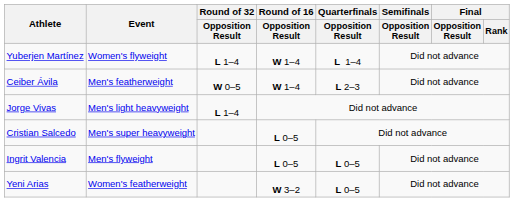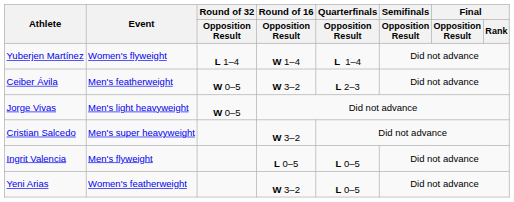(286, 87) W 1–4 -> (286, 87) W 3–2
(227, 113) L 1–4 -> (227, 113) W 0–5
(286, 139) L 0–5 -> (286, 139) W 3–2
